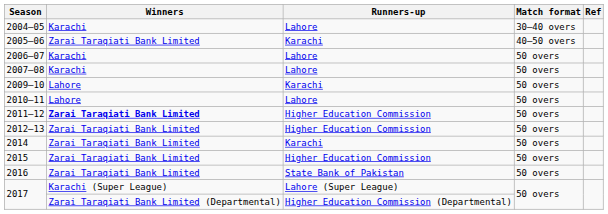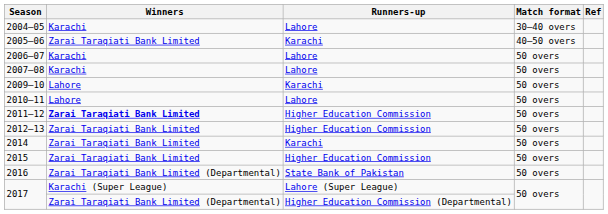(124, 172) Zarai Taraqiati Bank Limited -> (165, 172) Zarai Taraqiati Bank Limited (Departmental)
